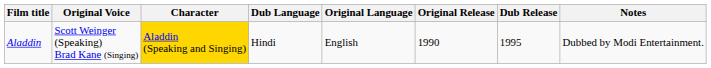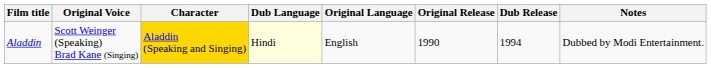(263, 42) no background -> (263, 42) lightyellow background
(511, 42) 1995 -> (511, 42) 1994
